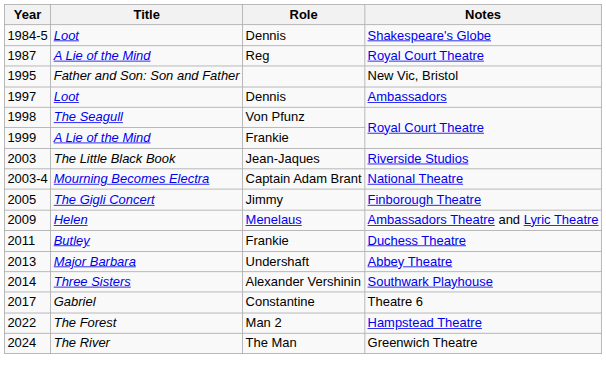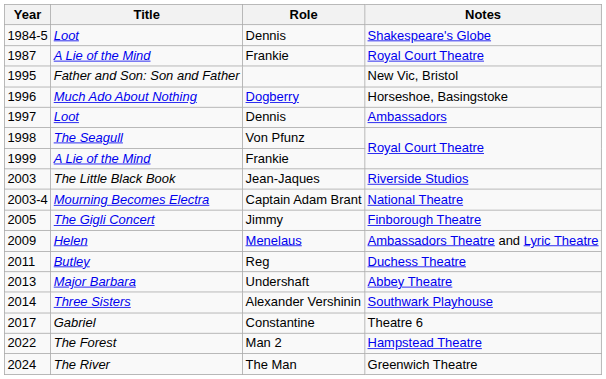(257, 55) Reg -> (267, 55) Frankie
+ row: (22, 96)
(267, 240) Frankie -> (257, 261) Reg
